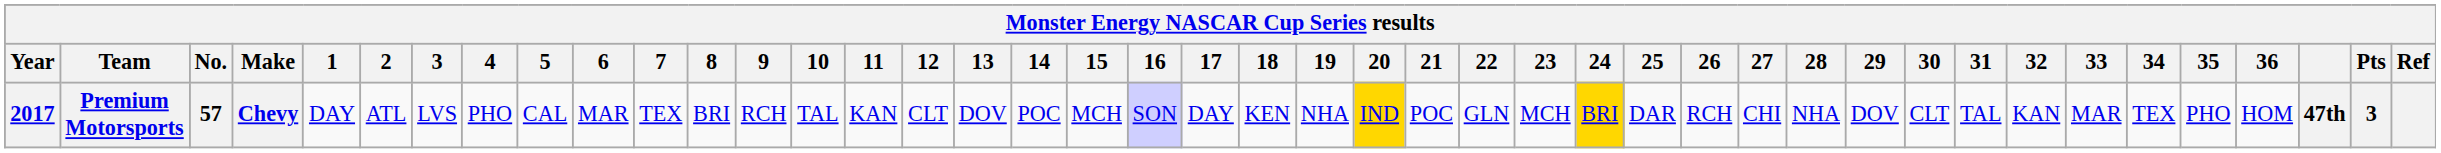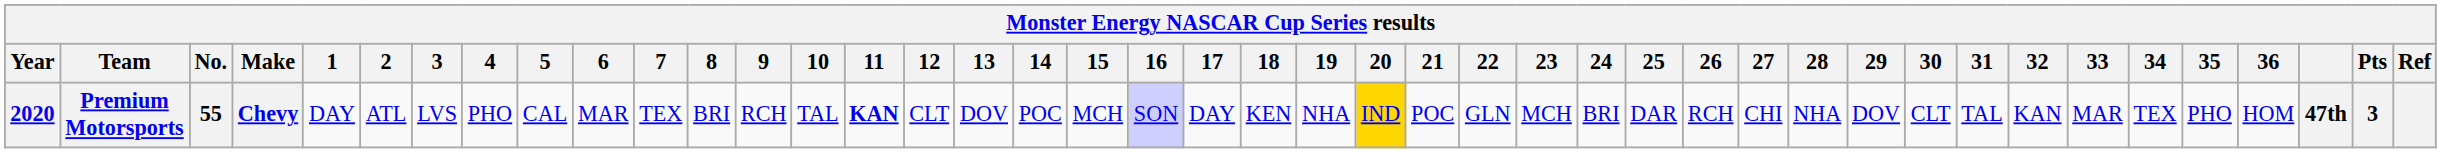(32, 114) 2017 -> (32, 114) 2020
(211, 114) 57 -> (211, 114) 55
(873, 114) normal -> (874, 114) bold
(1600, 114) gold background -> (1601, 114) no background
